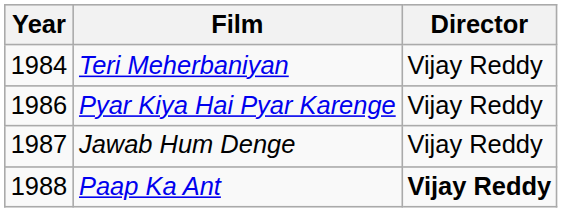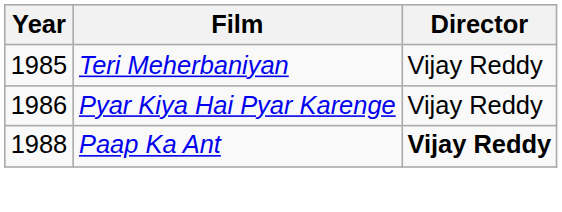(39, 65) 1984 -> (39, 65) 1985
- row: (187, 145)
